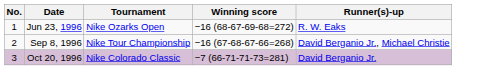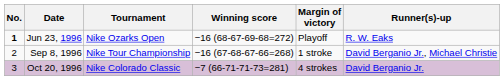+ column: (320, 17)
(14, 27) normal -> (14, 38) bold
